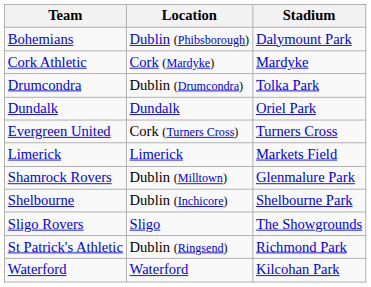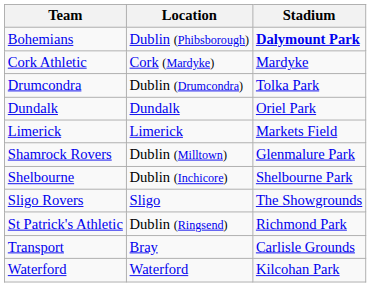(304, 39) normal -> (308, 39) bold
- row: (59, 131)
+ row: (36, 246)
